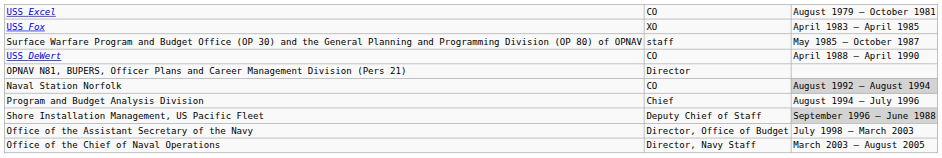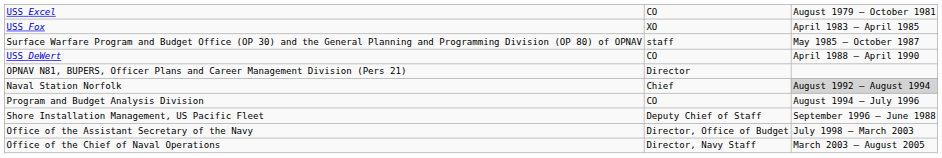(652, 86) CO -> (660, 86) Chief
(660, 101) Chief -> (652, 101) CO
(864, 116) lightgrey background -> (864, 116) no background
